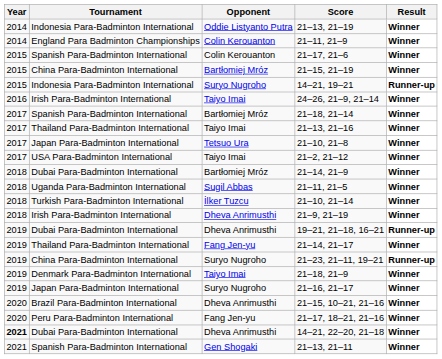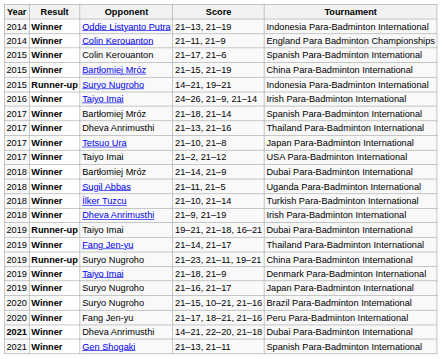columns swapped: (116, 12) <-> (412, 12)
(225, 128) Taiyo Imai -> (118, 128) Dheva Anrimusthi
(240, 230) Dheva Anrimusthi -> (103, 230) Taiyo Imai
(240, 303) Dheva Anrimusthi -> (113, 303) Suryo Nugroho
